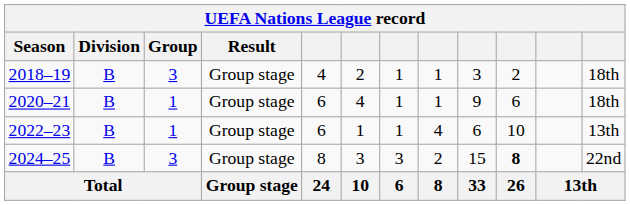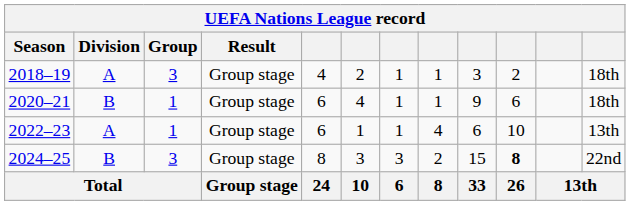(109, 74) B -> (109, 74) A
(109, 130) B -> (109, 130) A
